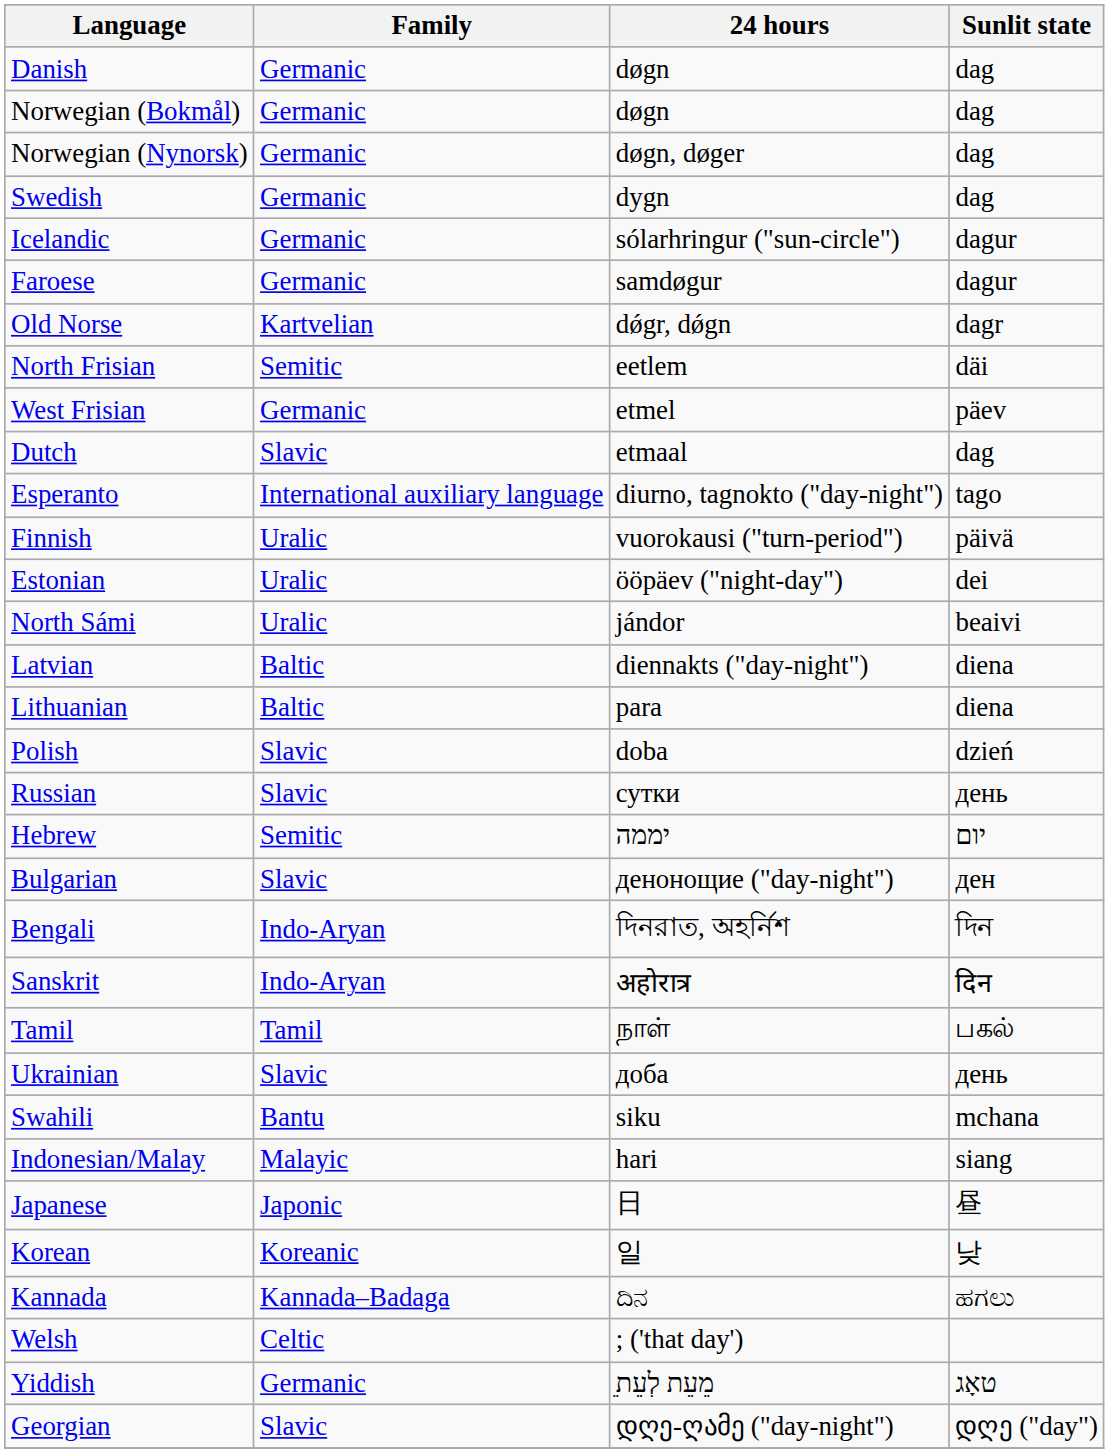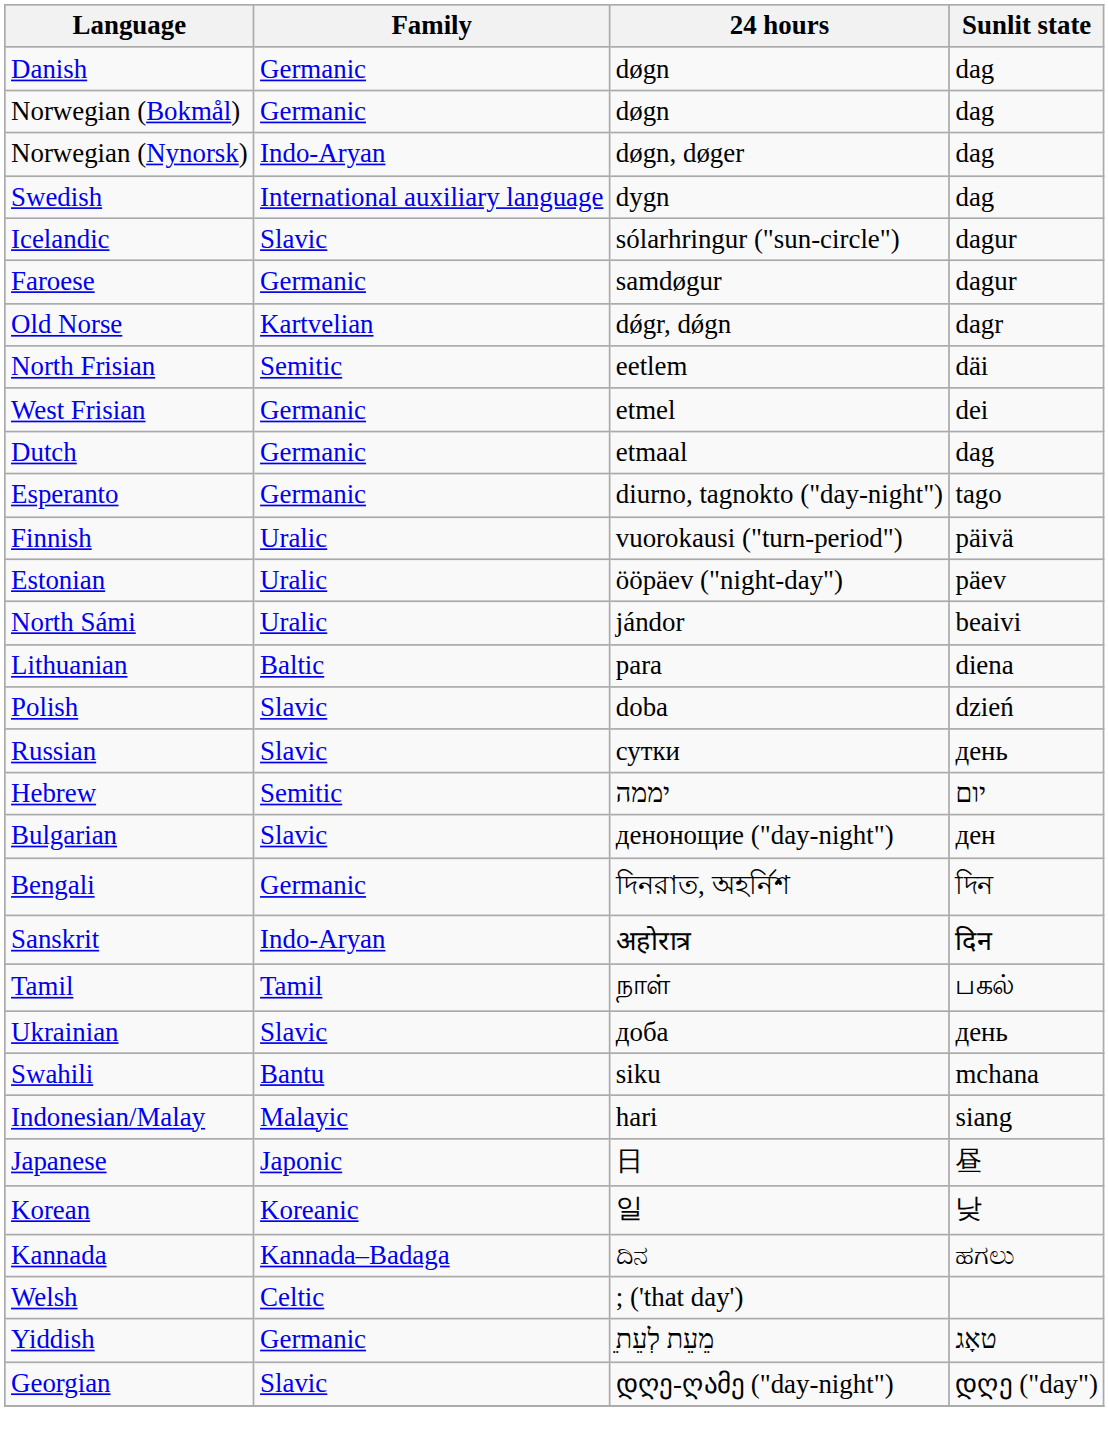(313, 153) Germanic -> (323, 153) Indo-Aryan
(313, 196) Germanic -> (432, 196) International auxiliary language
(313, 238) Germanic -> (294, 238) Slavic
(981, 409) päev -> (972, 409) dei
(294, 452) Slavic -> (313, 452) Germanic
(432, 494) International auxiliary language -> (313, 494) Germanic
(972, 580) dei -> (981, 580) päev
- row: (52, 665)
(323, 928) Indo-Aryan -> (313, 885) Germanic
